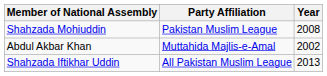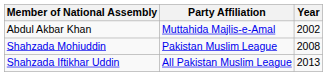rows swapped: (49, 46) <-> (56, 29)
